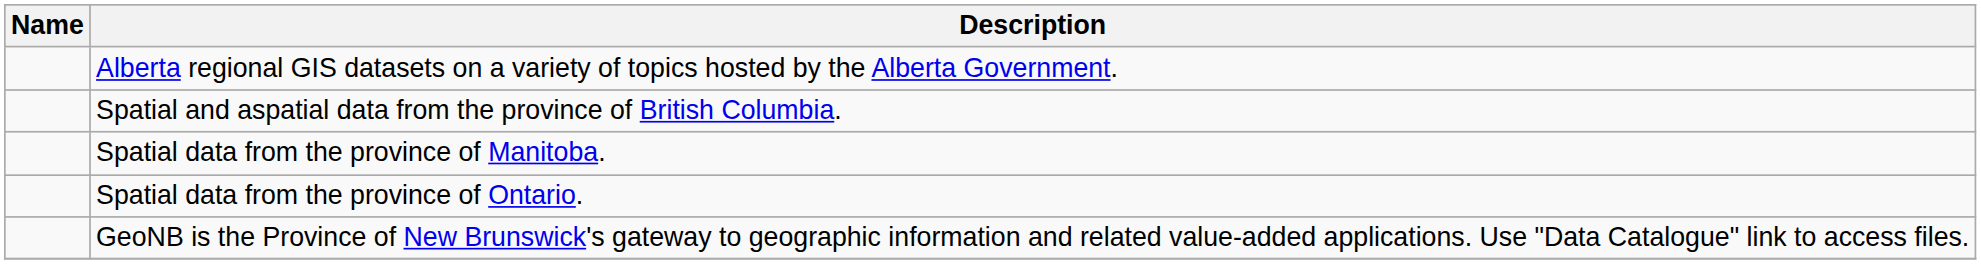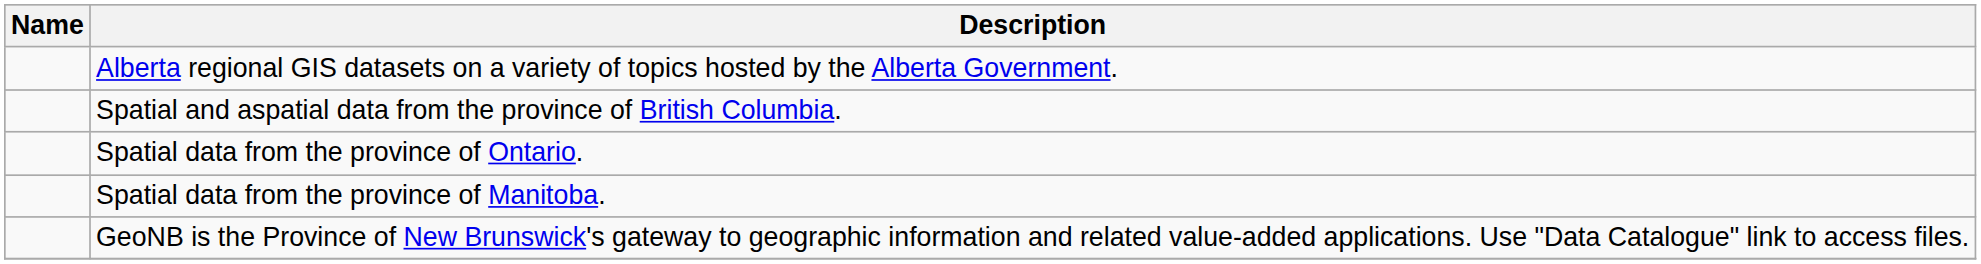rows swapped: (340, 195) <-> (351, 152)
